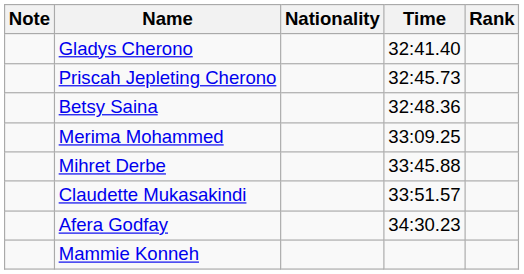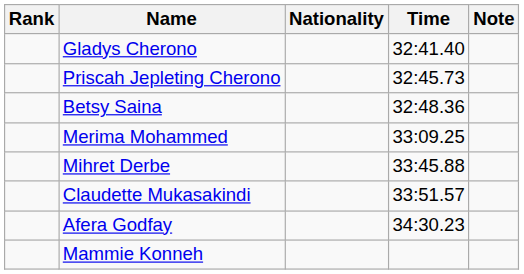columns swapped: (492, 19) <-> (29, 19)
